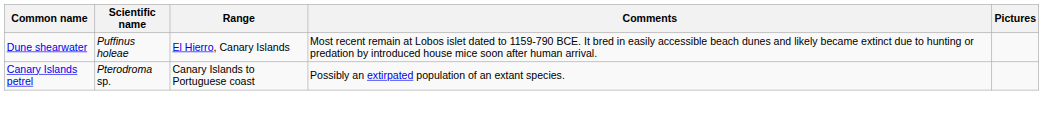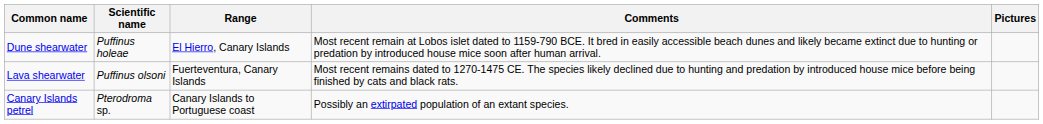+ row: (46, 76)
